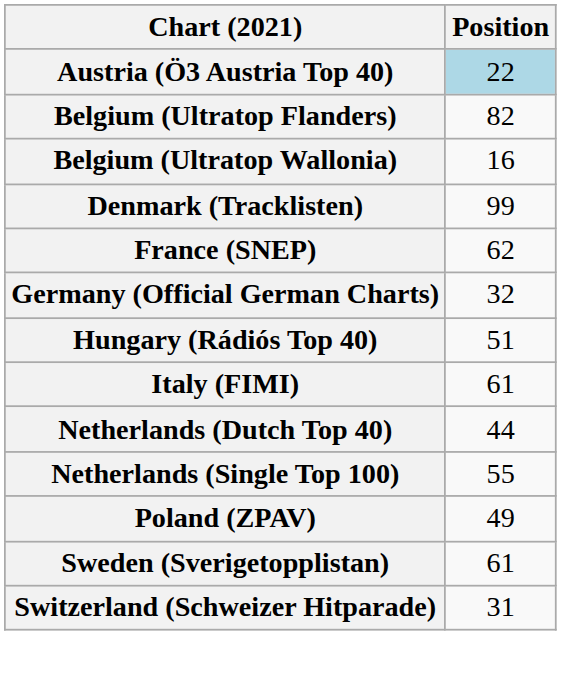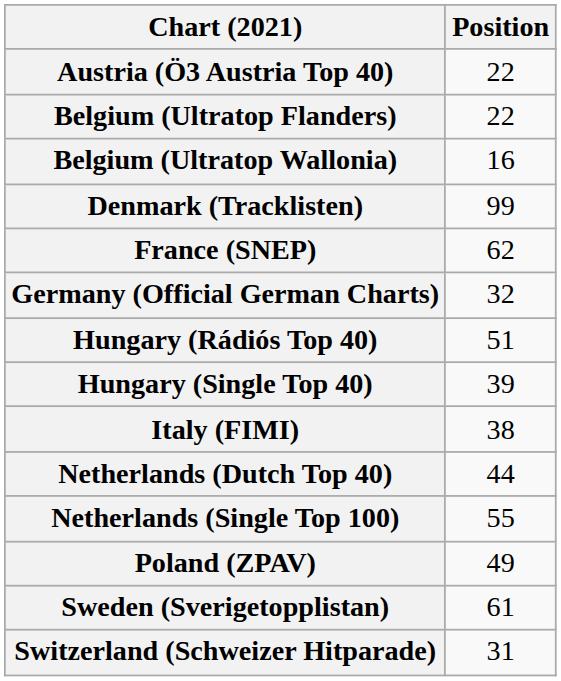(501, 71) lightblue background -> (501, 71) no background
(501, 116) 82 -> (501, 116) 22
+ row: (225, 384)
(501, 384) 61 -> (501, 428) 38
